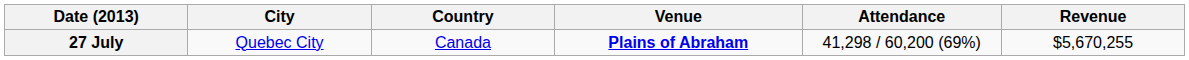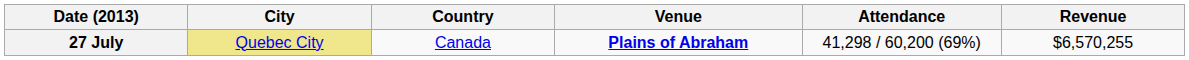(280, 42) no background -> (280, 42) khaki background
(1093, 42) $5,670,255 -> (1093, 42) $6,570,255
